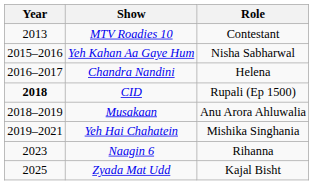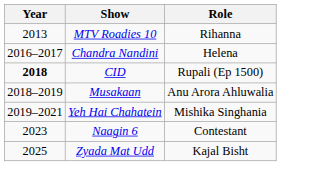(253, 33) Contestant -> (220, 33) Rihanna
- row: (131, 53)
(253, 151) Rihanna -> (220, 131) Contestant
